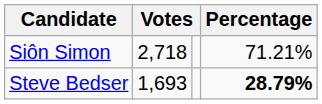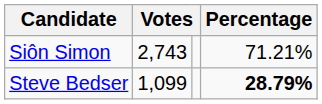(162, 51) 2,718 -> (162, 51) 2,743
(162, 83) 1,693 -> (162, 83) 1,099
